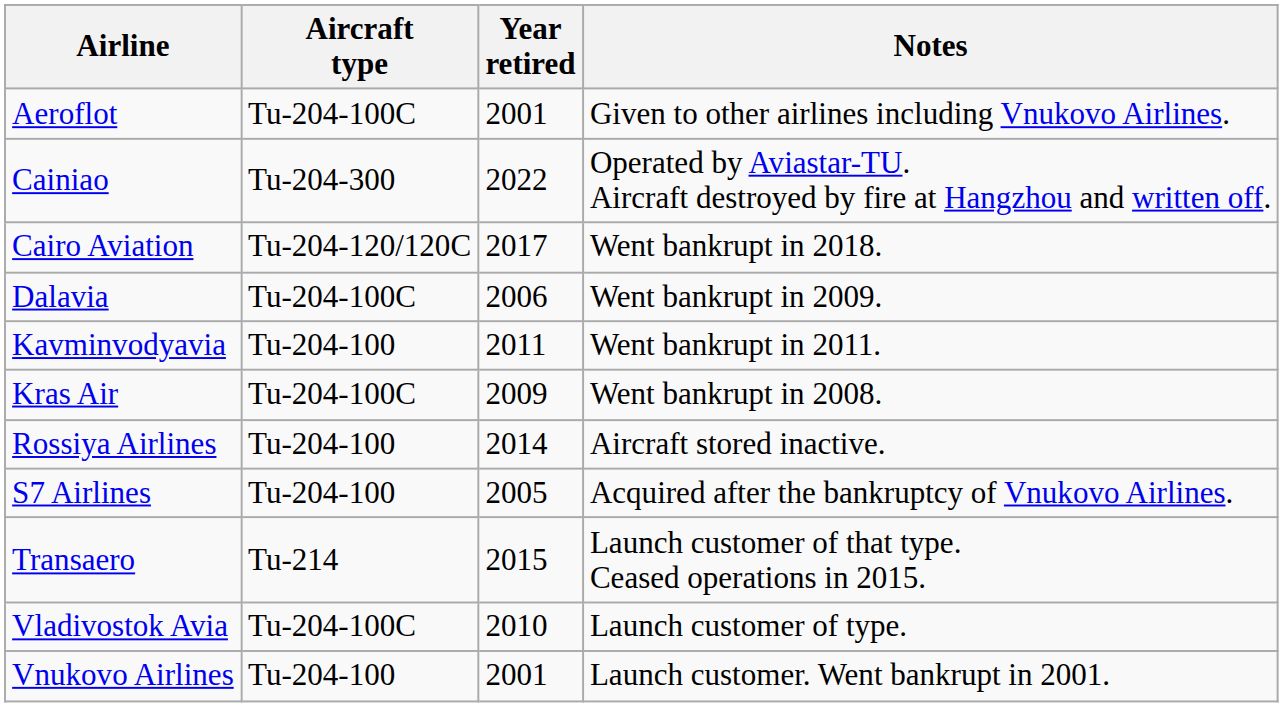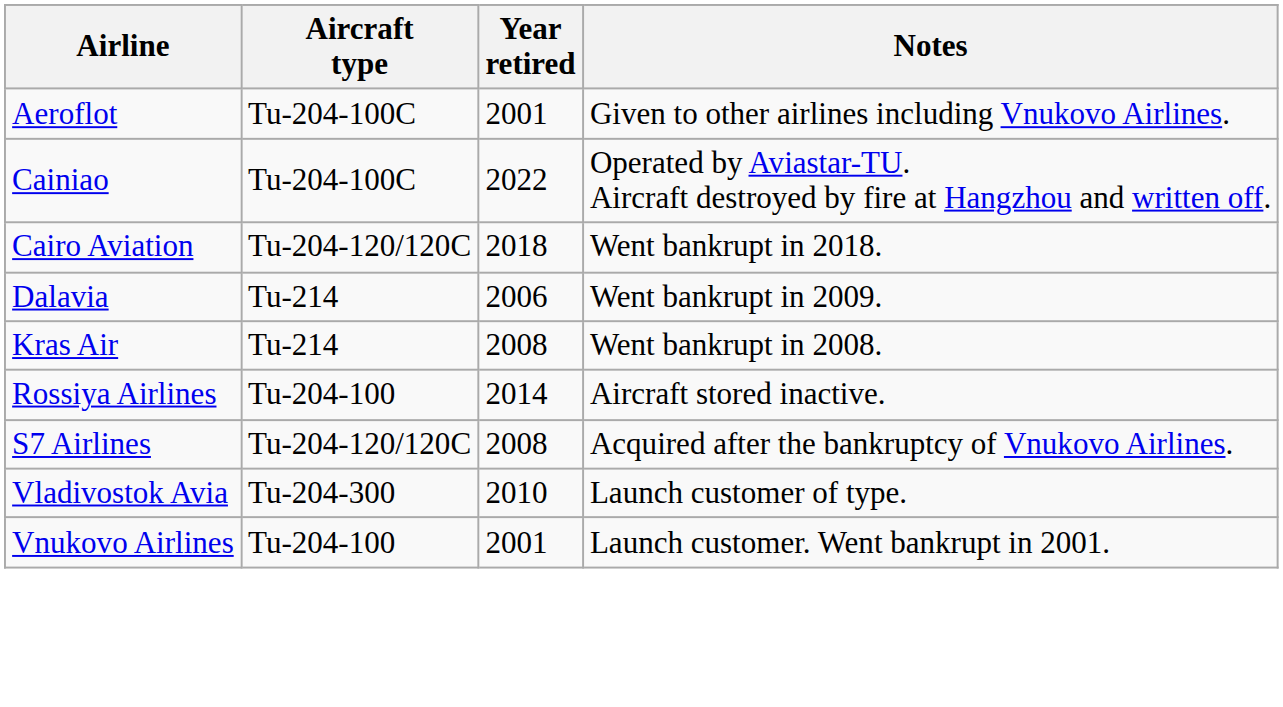(322, 179) Tu-204-300 -> (332, 179) Tu-204-100C
(516, 246) 2017 -> (516, 246) 2018
(332, 295) Tu-204-100C -> (293, 295) Tu-214
- row: (119, 345)
(332, 394) Tu-204-100C -> (293, 345) Tu-214
(516, 394) 2009 -> (516, 345) 2008
(322, 492) Tu-204-100 -> (360, 443) Tu-204-120/120C
(516, 492) 2005 -> (516, 443) 2008
- row: (74, 559)
(332, 626) Tu-204-100C -> (322, 492) Tu-204-300
